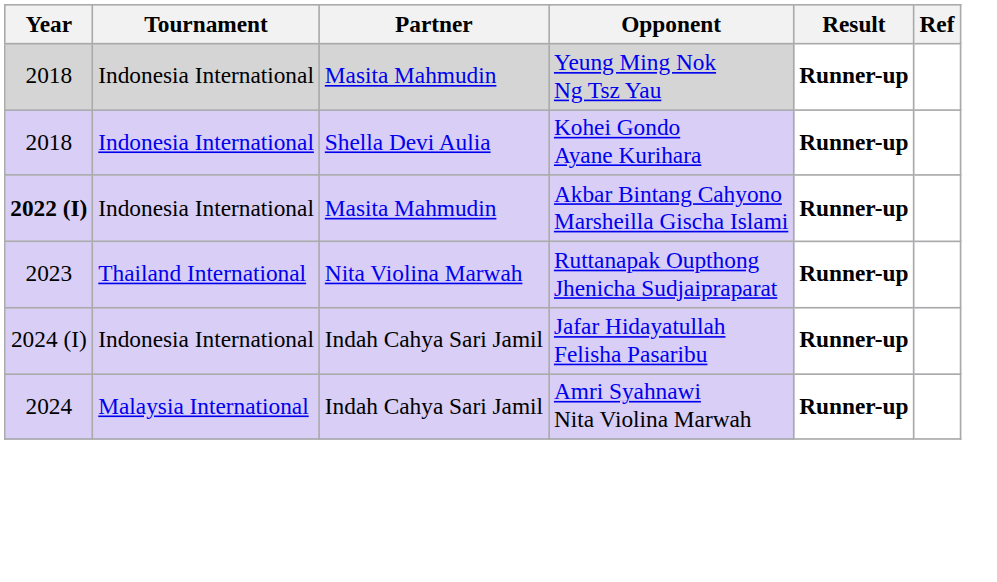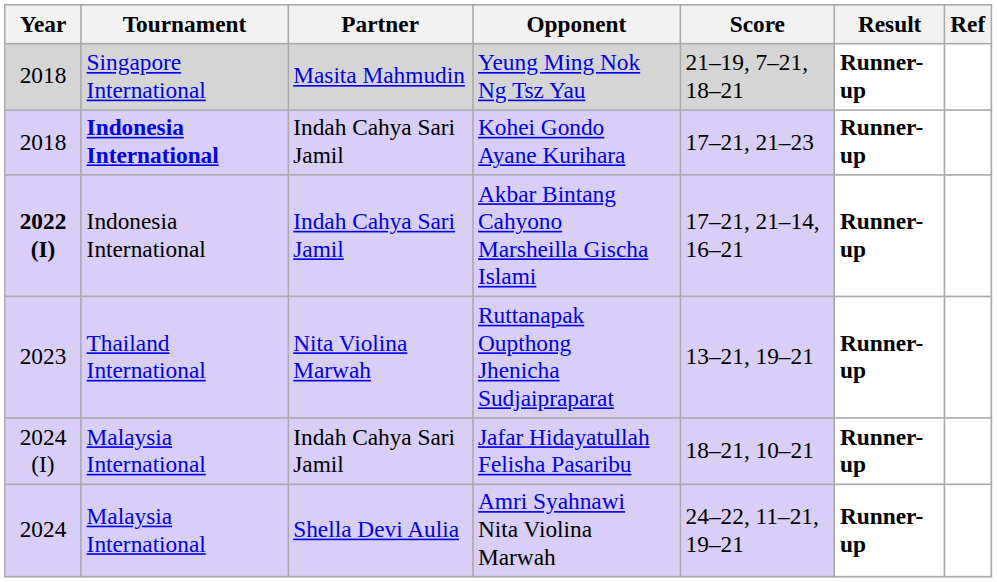+ column: (757, 24)
(206, 76) Indonesia International -> (146, 76) Singapore International
(206, 142) normal -> (153, 142) bold
(408, 142) Shella Devi Aulia -> (374, 142) Indah Cahya Sari Jamil
(411, 208) Masita Mahmudin -> (374, 235) Indah Cahya Sari Jamil
(206, 340) Indonesia International -> (146, 450) Malaysia International
(434, 406) Indah Cahya Sari Jamil -> (376, 530) Shella Devi Aulia
